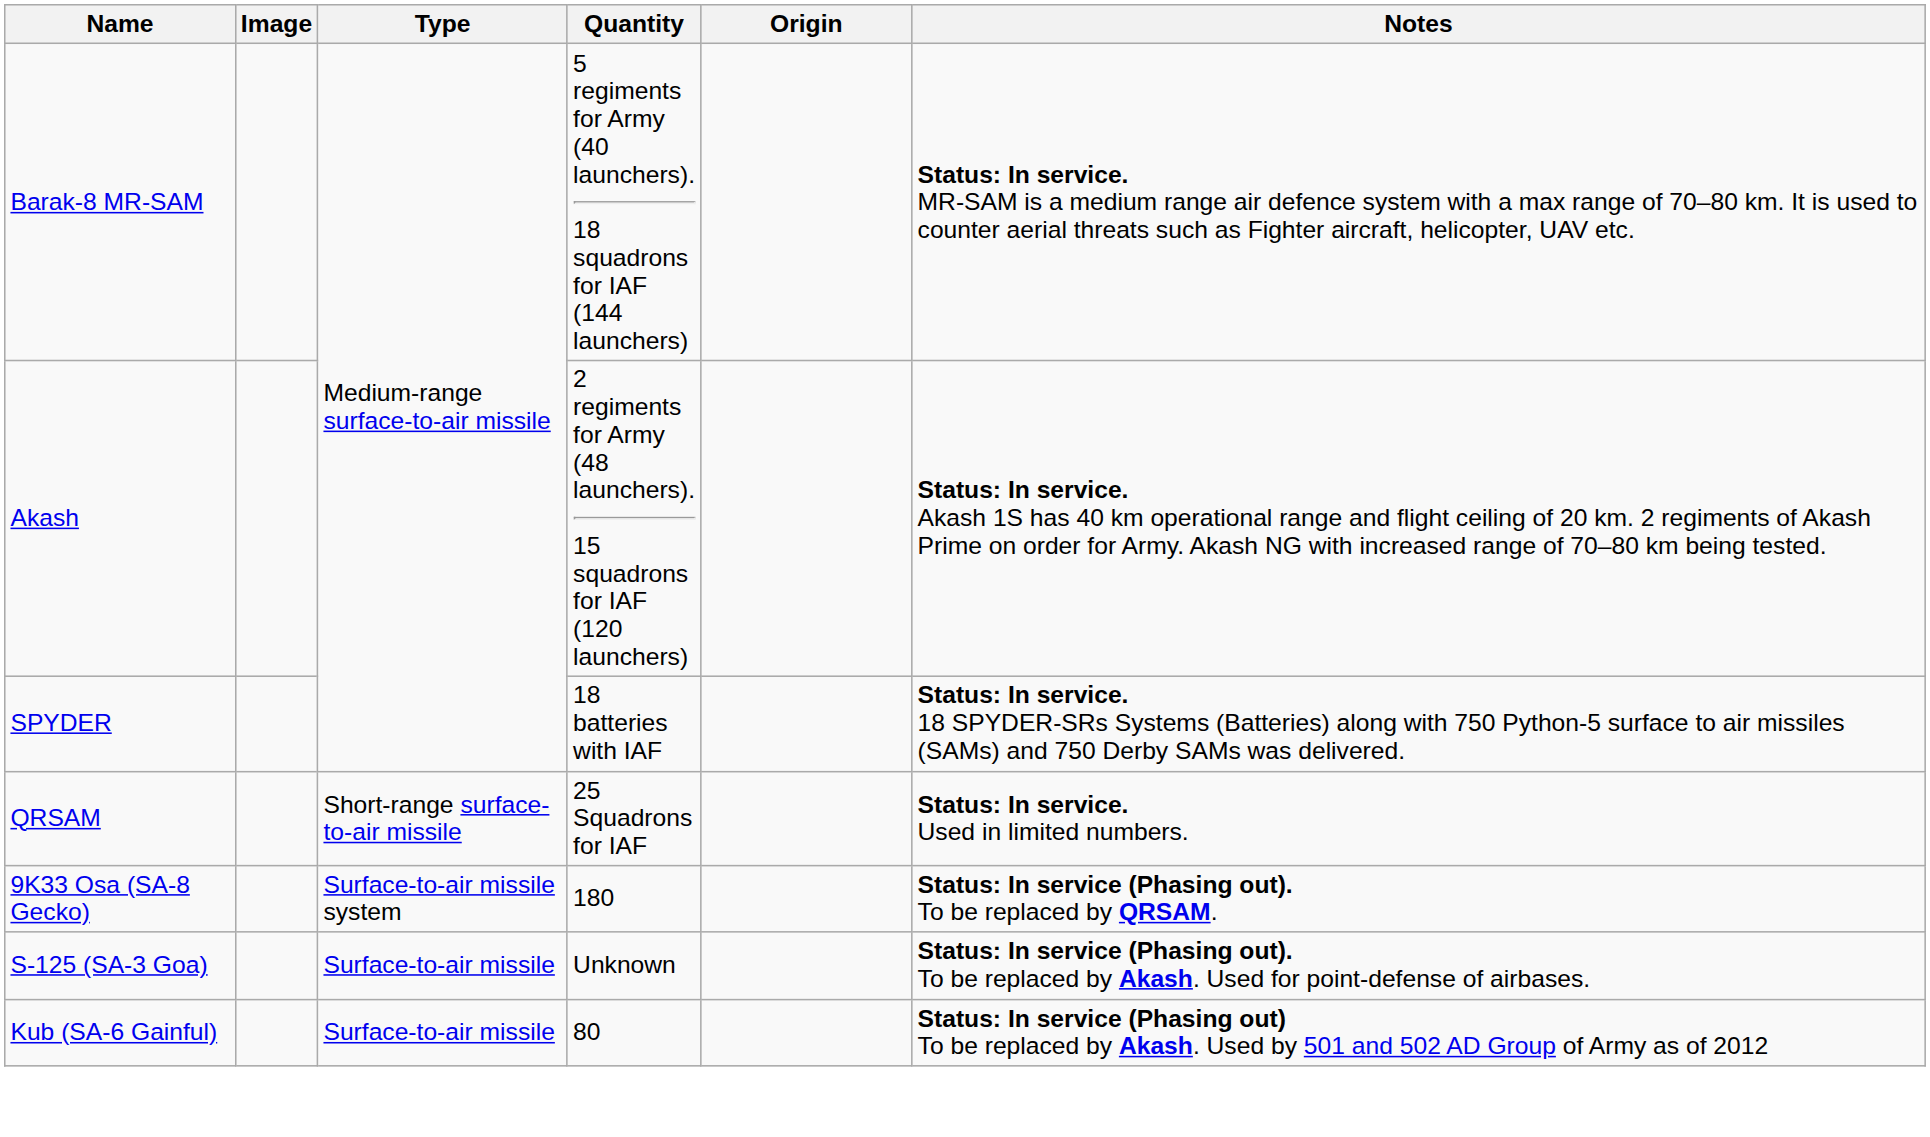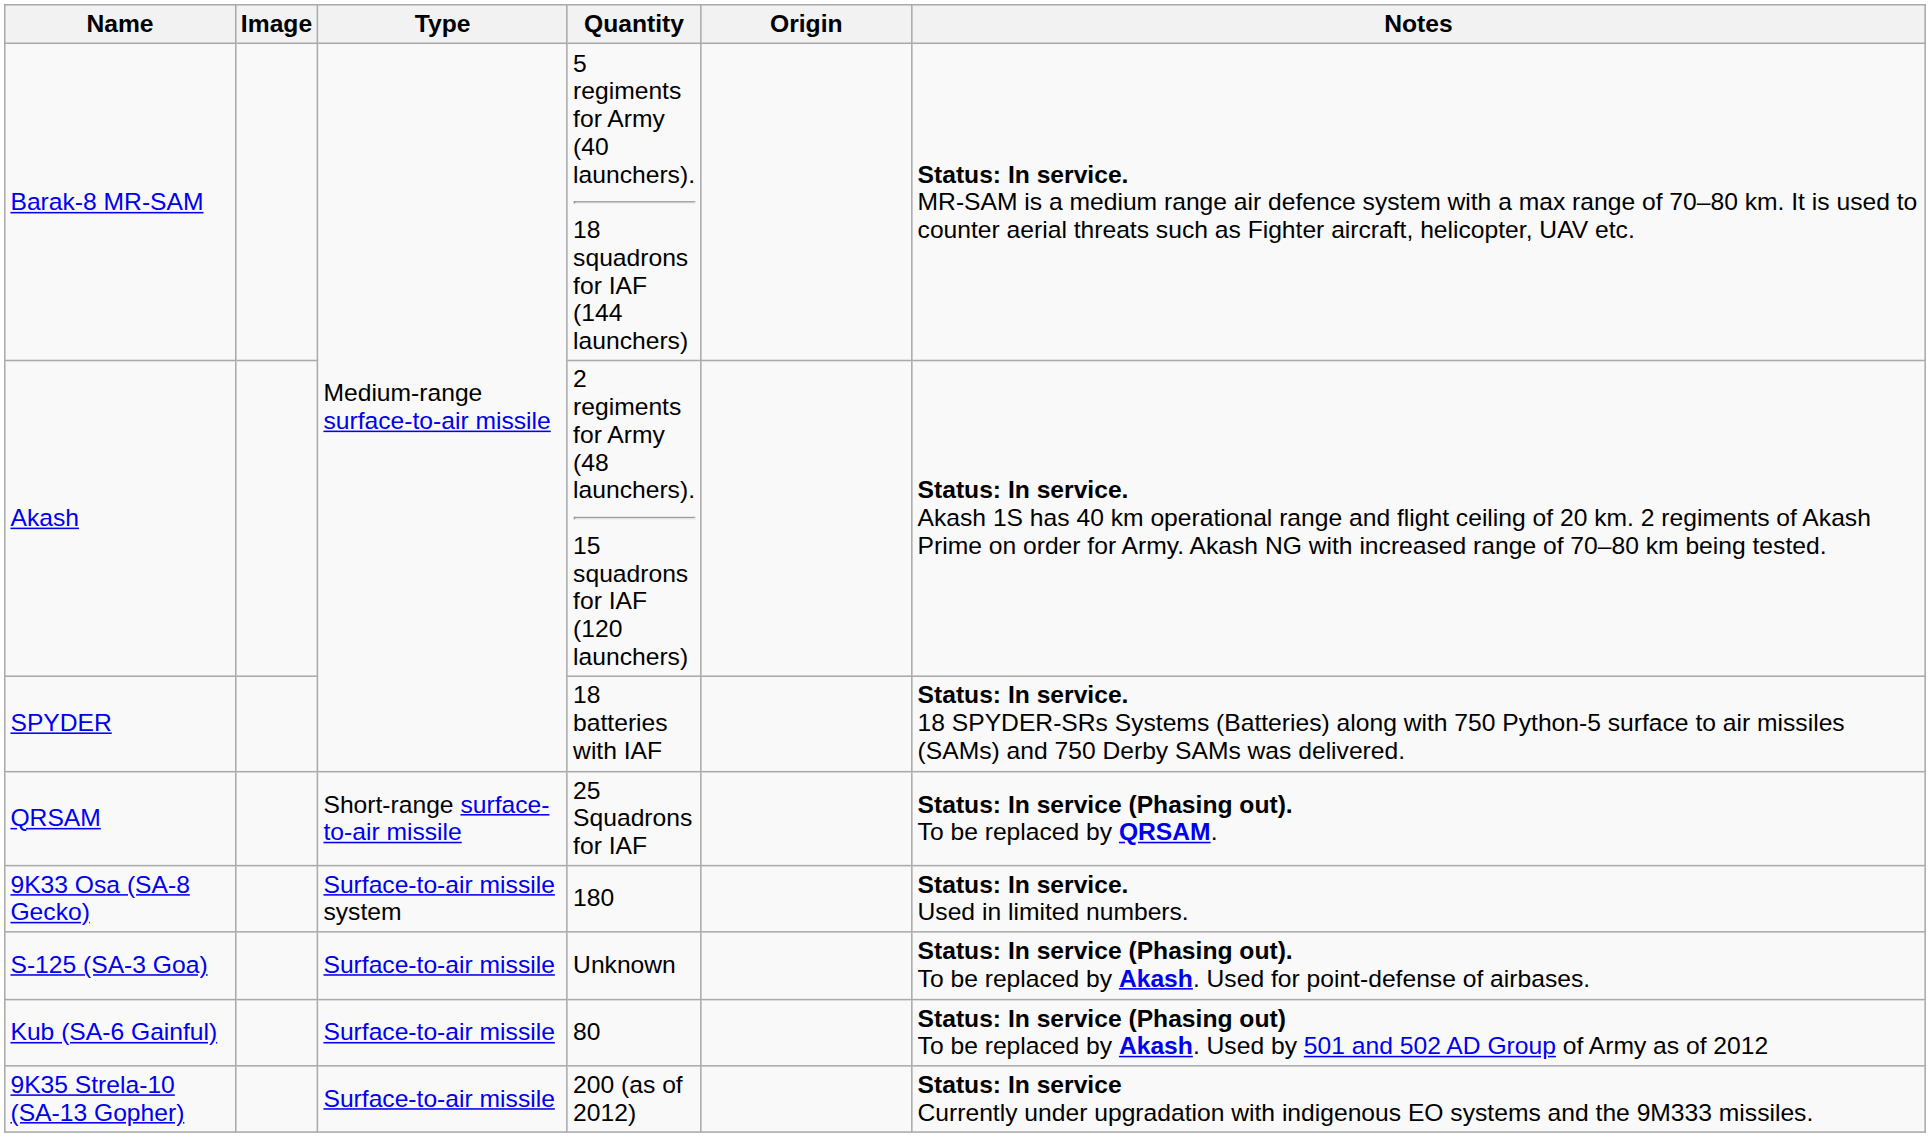(1053, 817) Status: In service. Used in limited numbers. -> (1105, 817) Status: In service (Phasing out). To be replaced by QRSAM.
(1105, 898) Status: In service (Phasing out). To be replaced by QRSAM. -> (1053, 898) Status: In service. Used in limited numbers.
+ row: (97, 1098)
